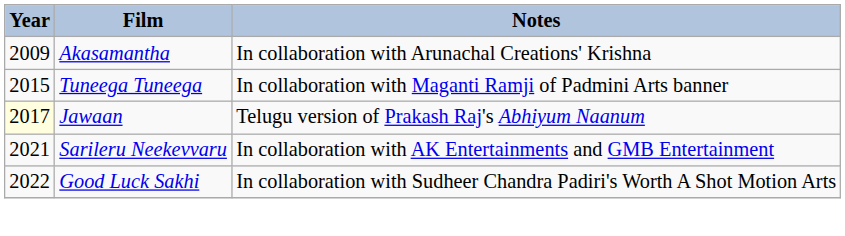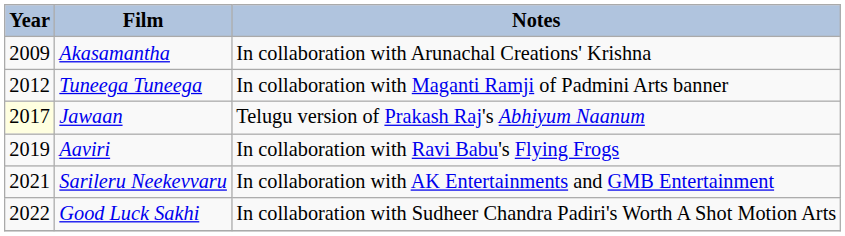(30, 85) 2015 -> (30, 85) 2012
+ row: (85, 149)
